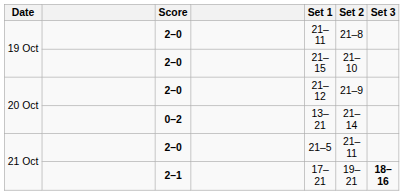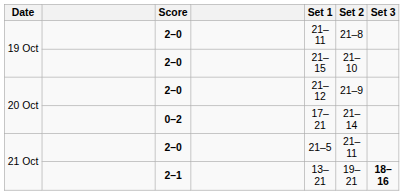(320, 119) 13–21 -> (320, 119) 17–21
(320, 176) 17–21 -> (320, 176) 13–21
